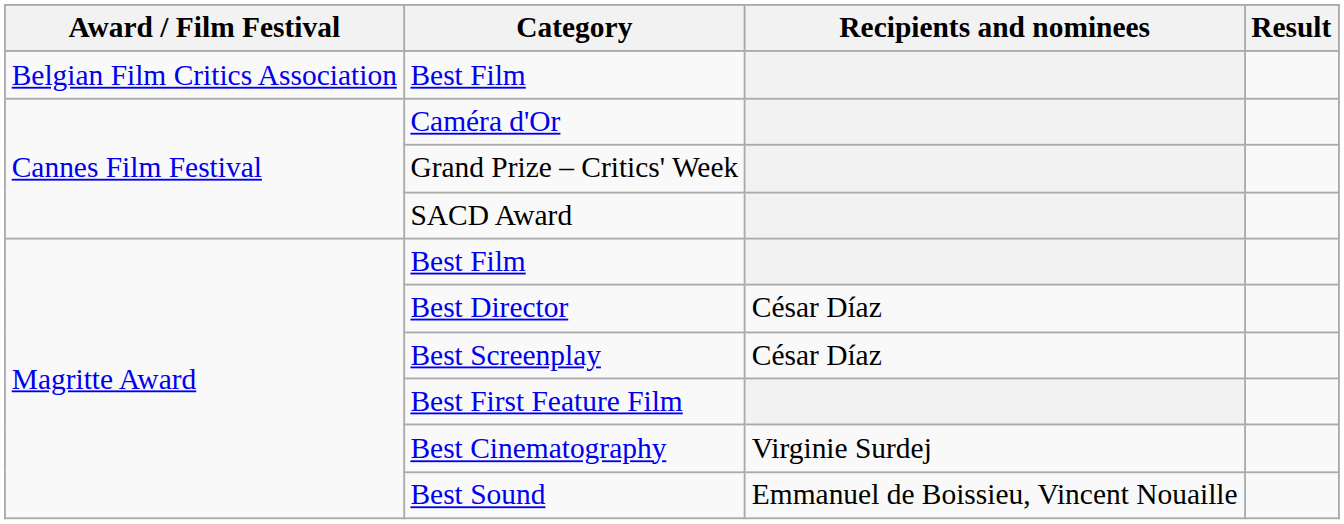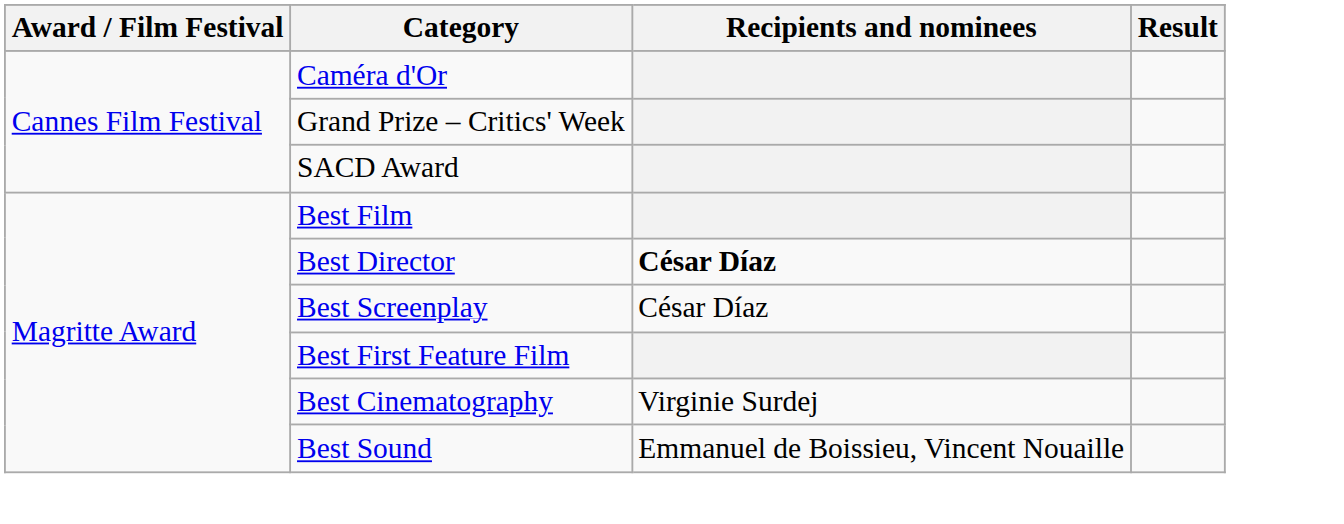- row: (204, 74)
(817, 307) normal -> (707, 261) bold
